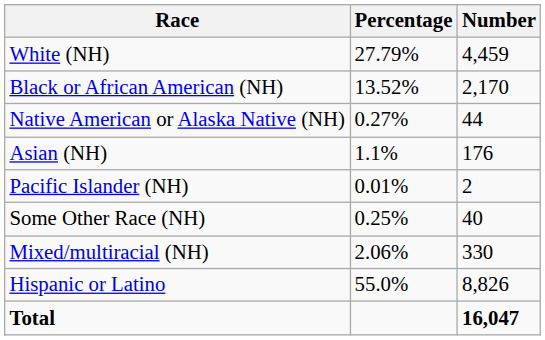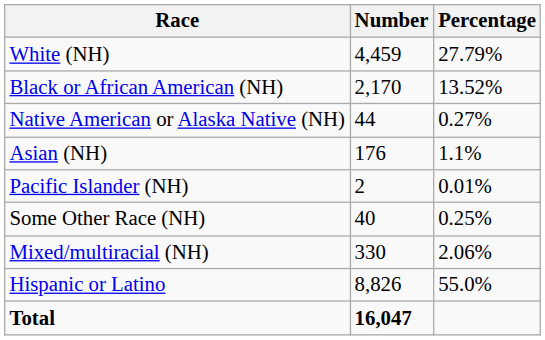columns swapped: (499, 20) <-> (404, 20)
